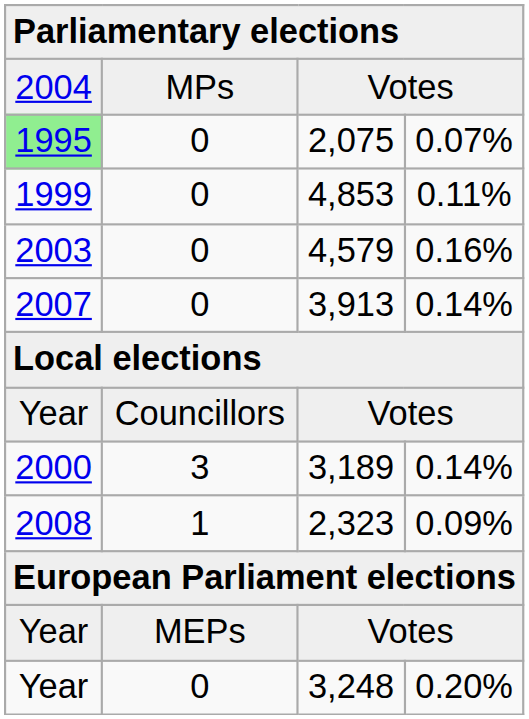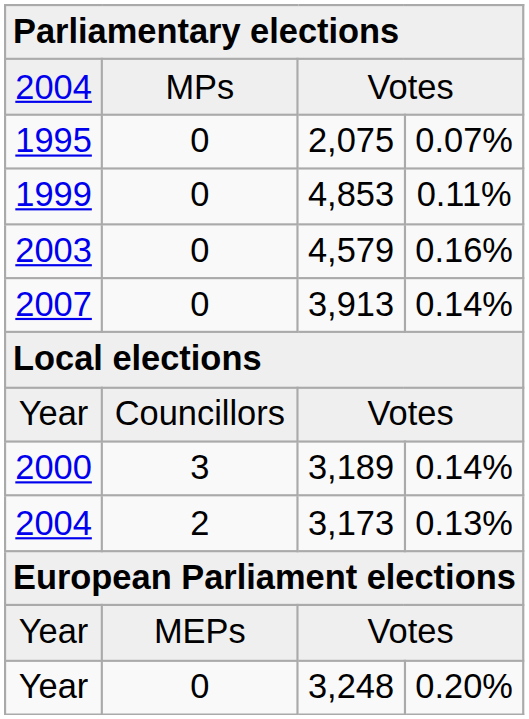(54, 140) lightgreen background -> (54, 140) no background
+ row: (200, 522)
- row: (200, 522)
